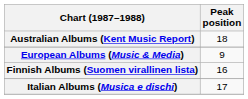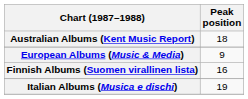(222, 86) 17 -> (222, 86) 19
